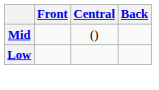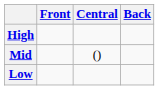+ row: (21, 34)
